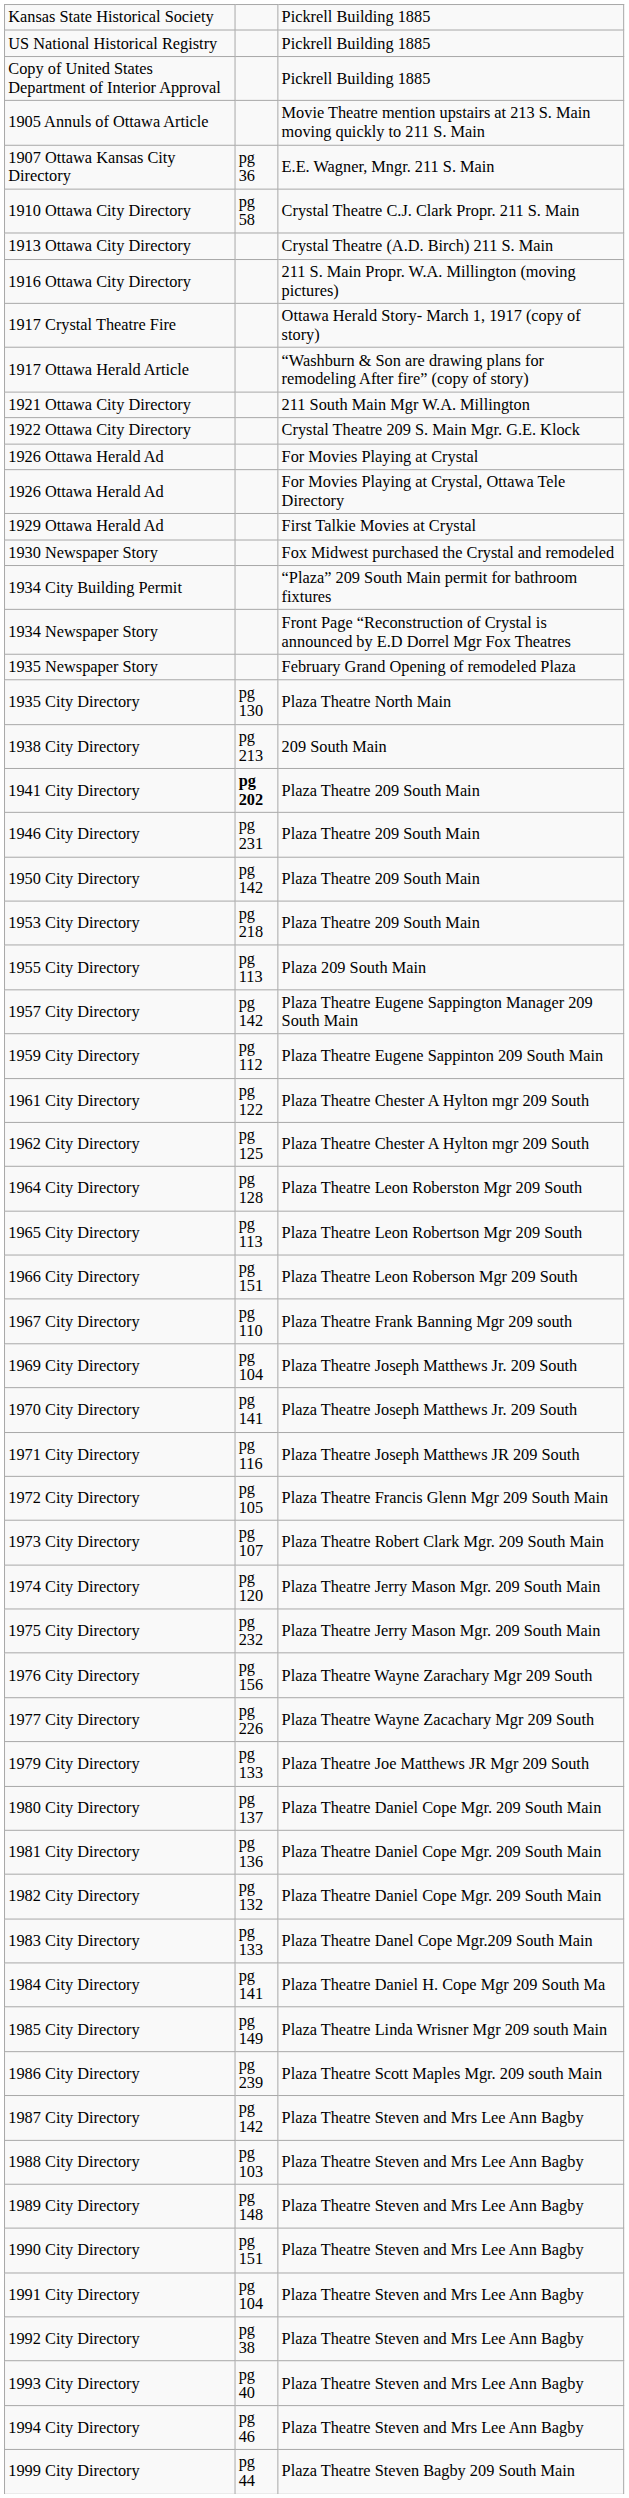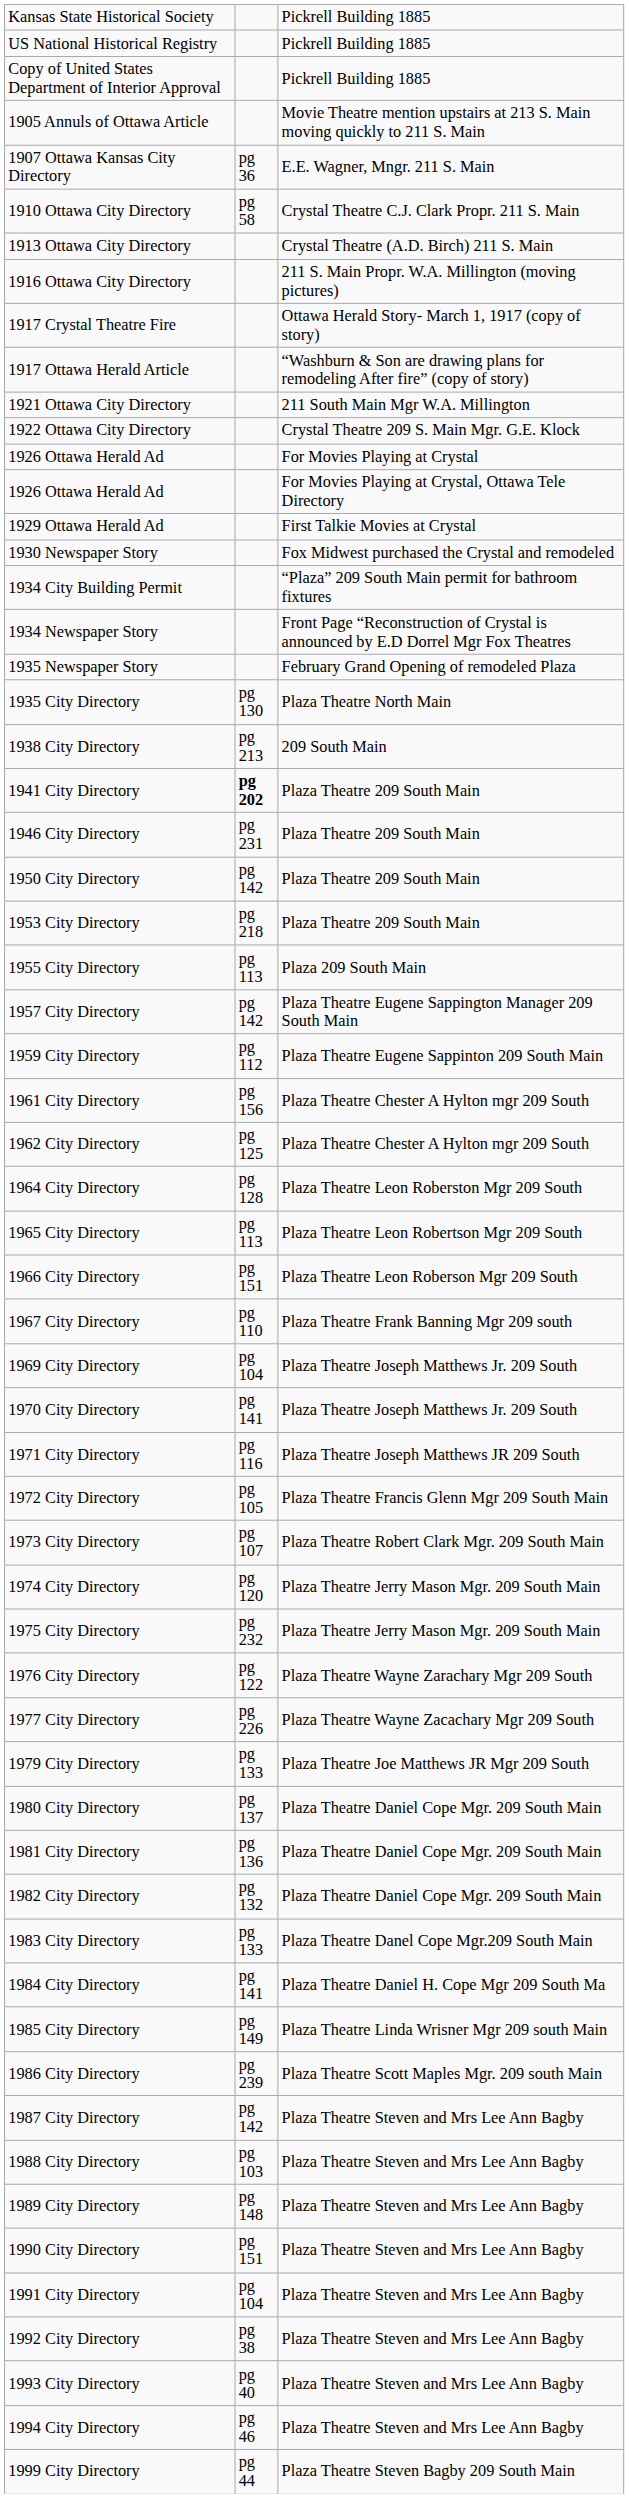(251, 1100) pg 122 -> (251, 1100) pg 156
(251, 1675) pg 156 -> (251, 1675) pg 122
